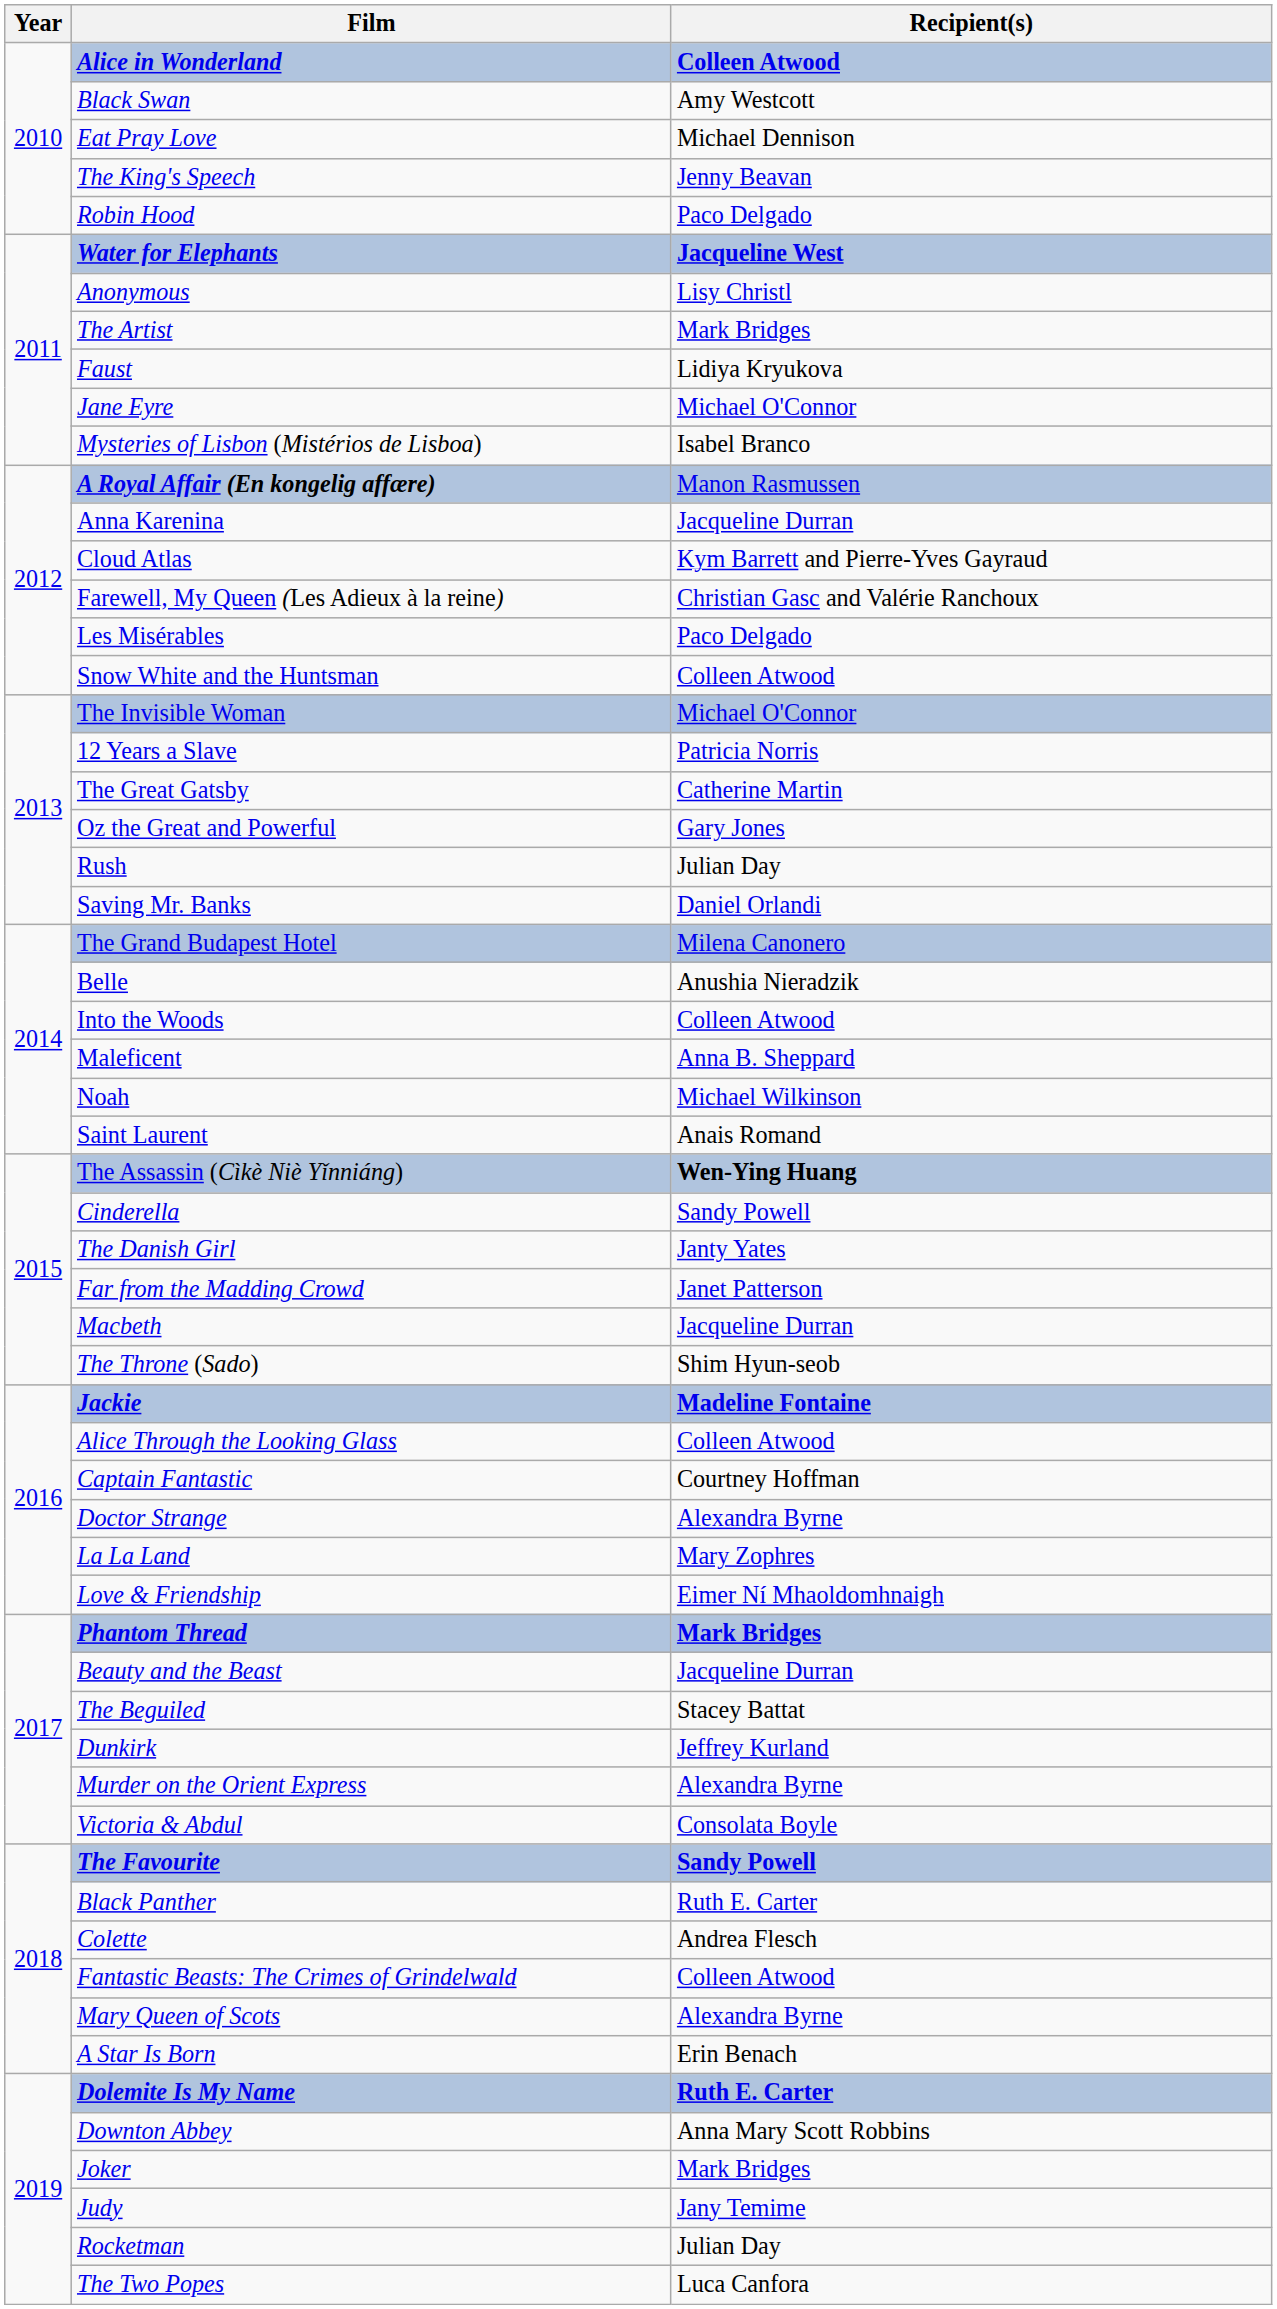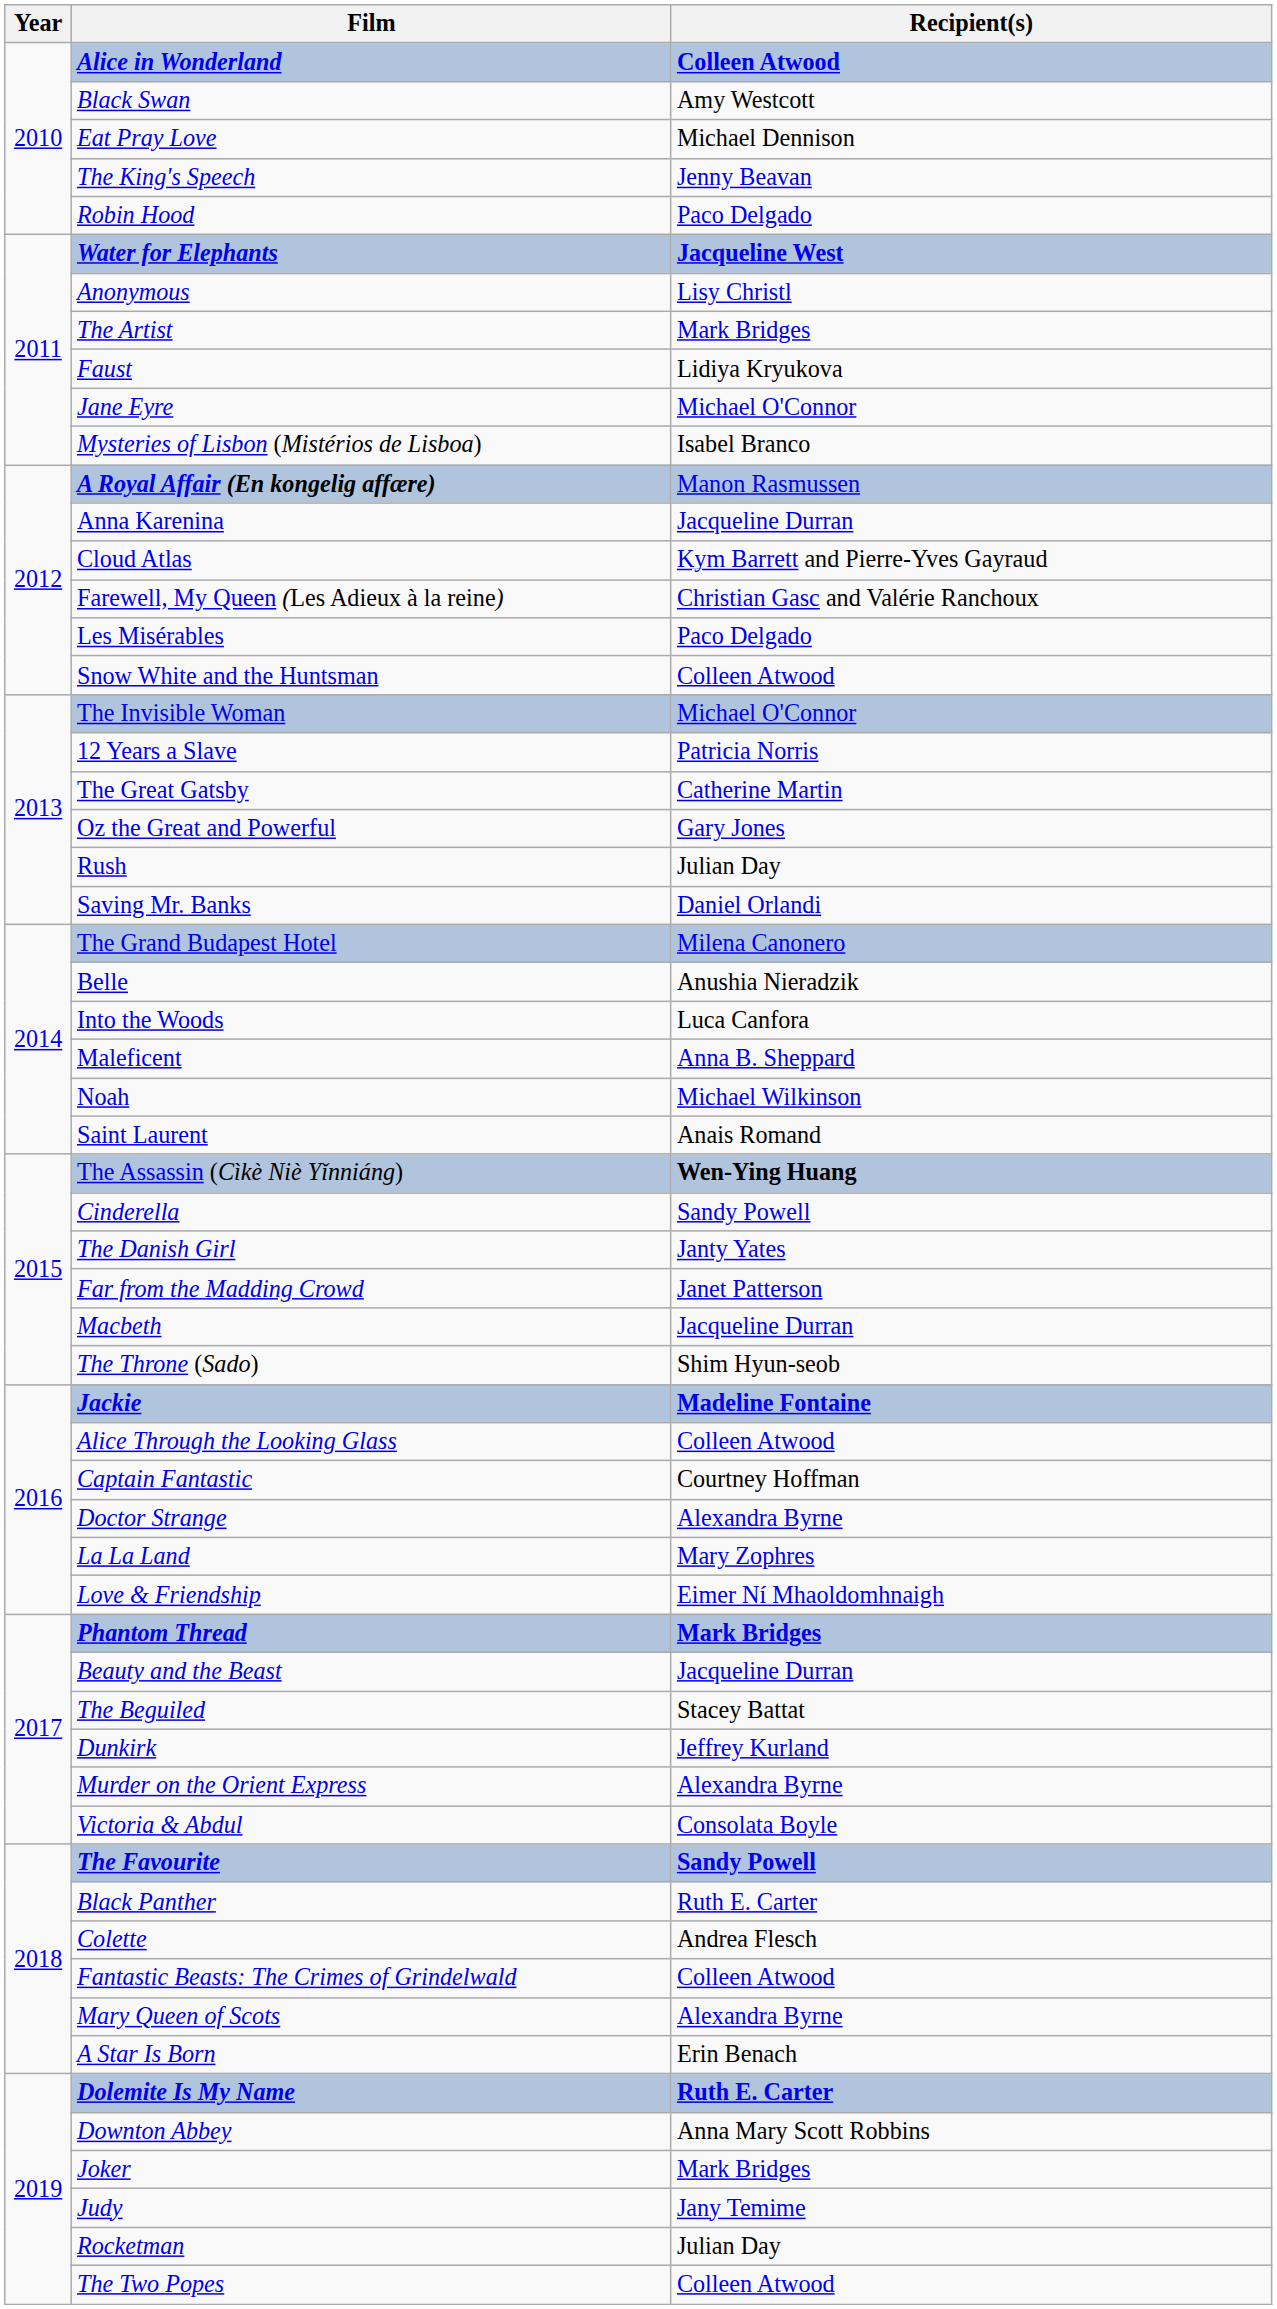(756, 1019) Colleen Atwood -> (743, 1019) Luca Canfora
(743, 2284) Luca Canfora -> (756, 2284) Colleen Atwood
